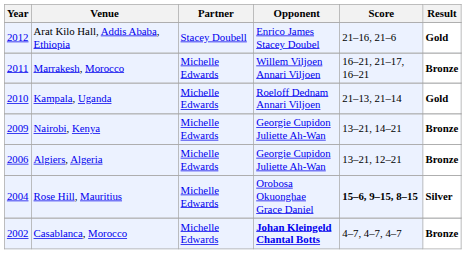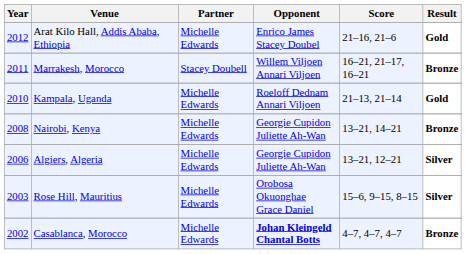(214, 37) Stacey Doubell -> (200, 37) Michelle Edwards
(200, 68) Michelle Edwards -> (214, 68) Stacey Doubell
(18, 129) 2009 -> (18, 129) 2008
(442, 160) Bronze -> (439, 160) Silver
(18, 197) 2004 -> (18, 197) 2003
(380, 197) bold -> (380, 197) normal
